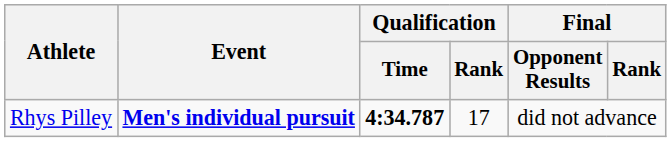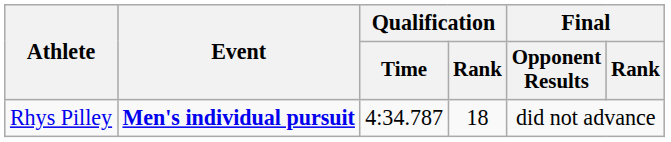(405, 118) bold -> (404, 118) normal
(479, 118) 17 -> (477, 118) 18
